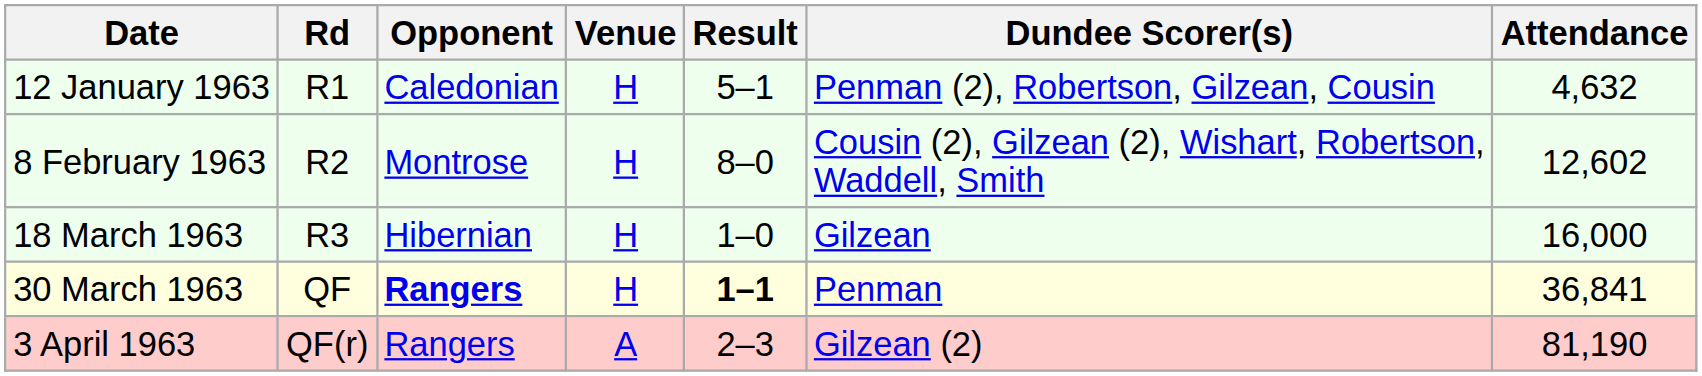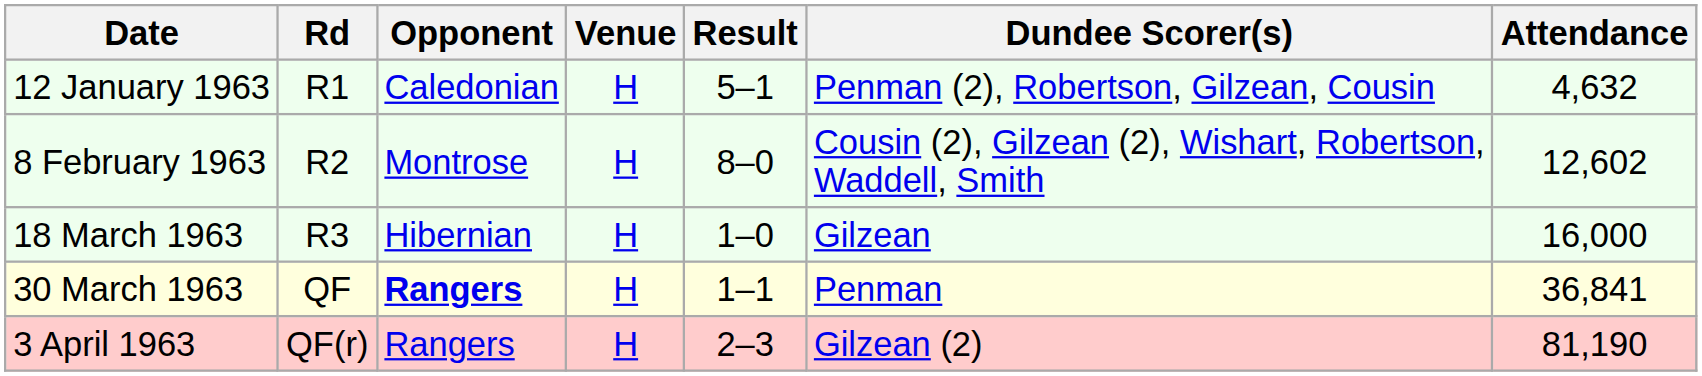(745, 290) bold -> (745, 290) normal
(626, 344) A -> (626, 344) H
